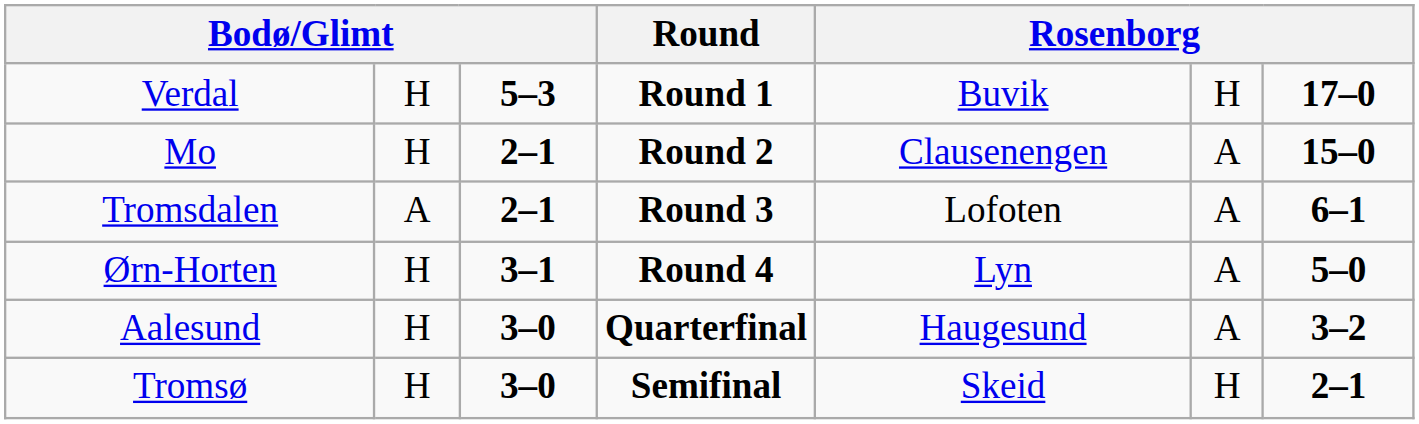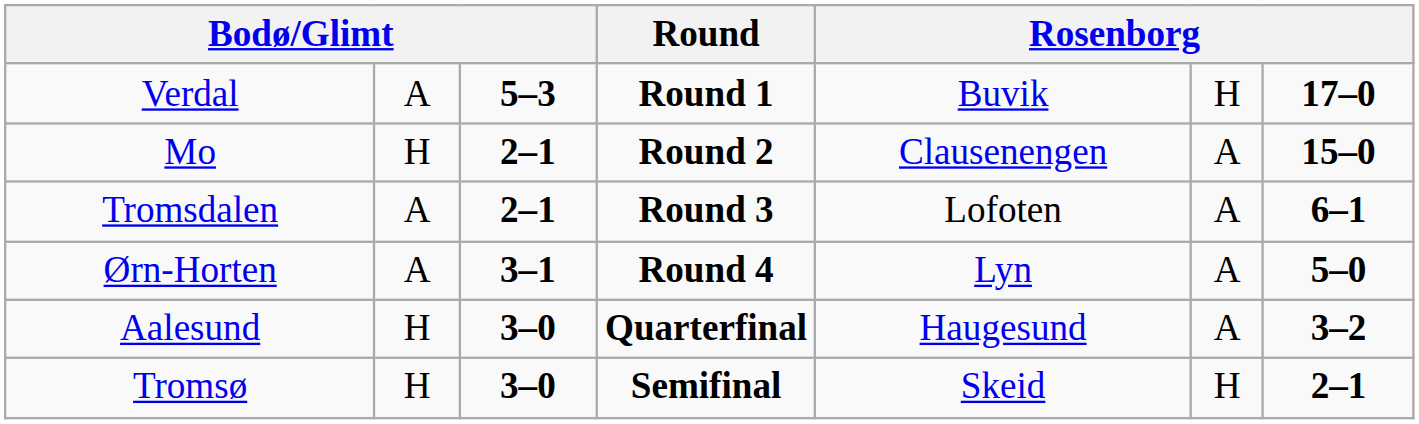(417, 92) H -> (417, 92) A
(417, 269) H -> (417, 269) A
